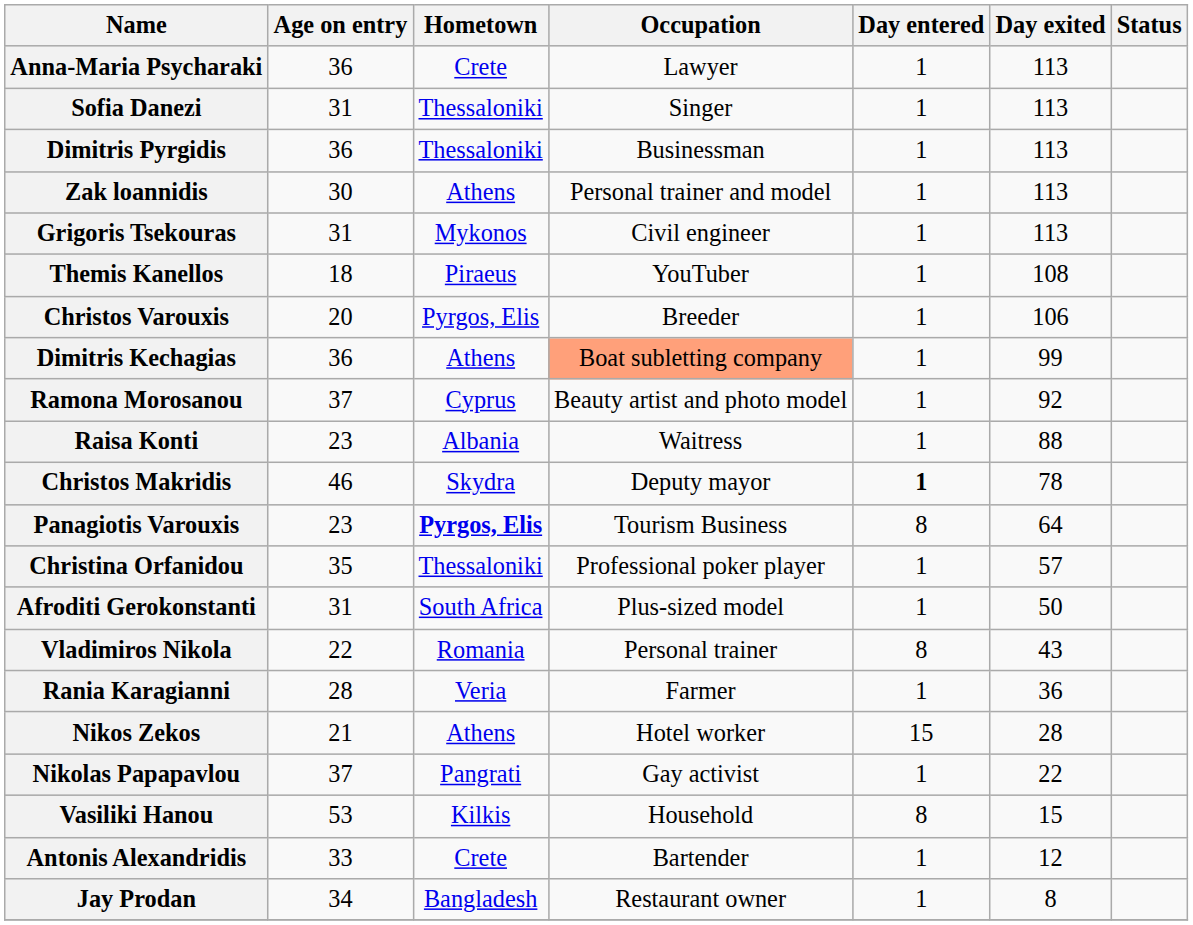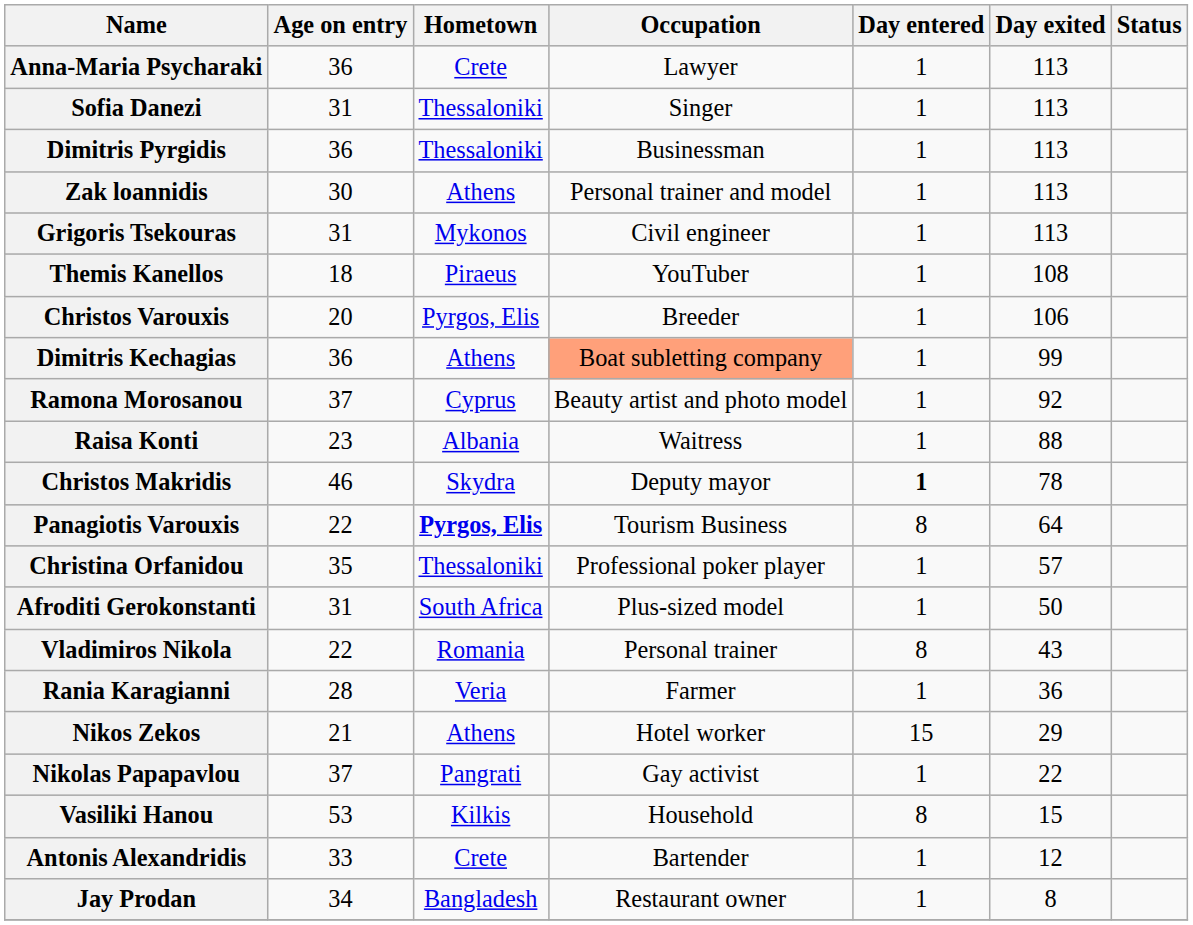(340, 524) 23 -> (340, 524) 22
(1050, 732) 28 -> (1050, 732) 29
